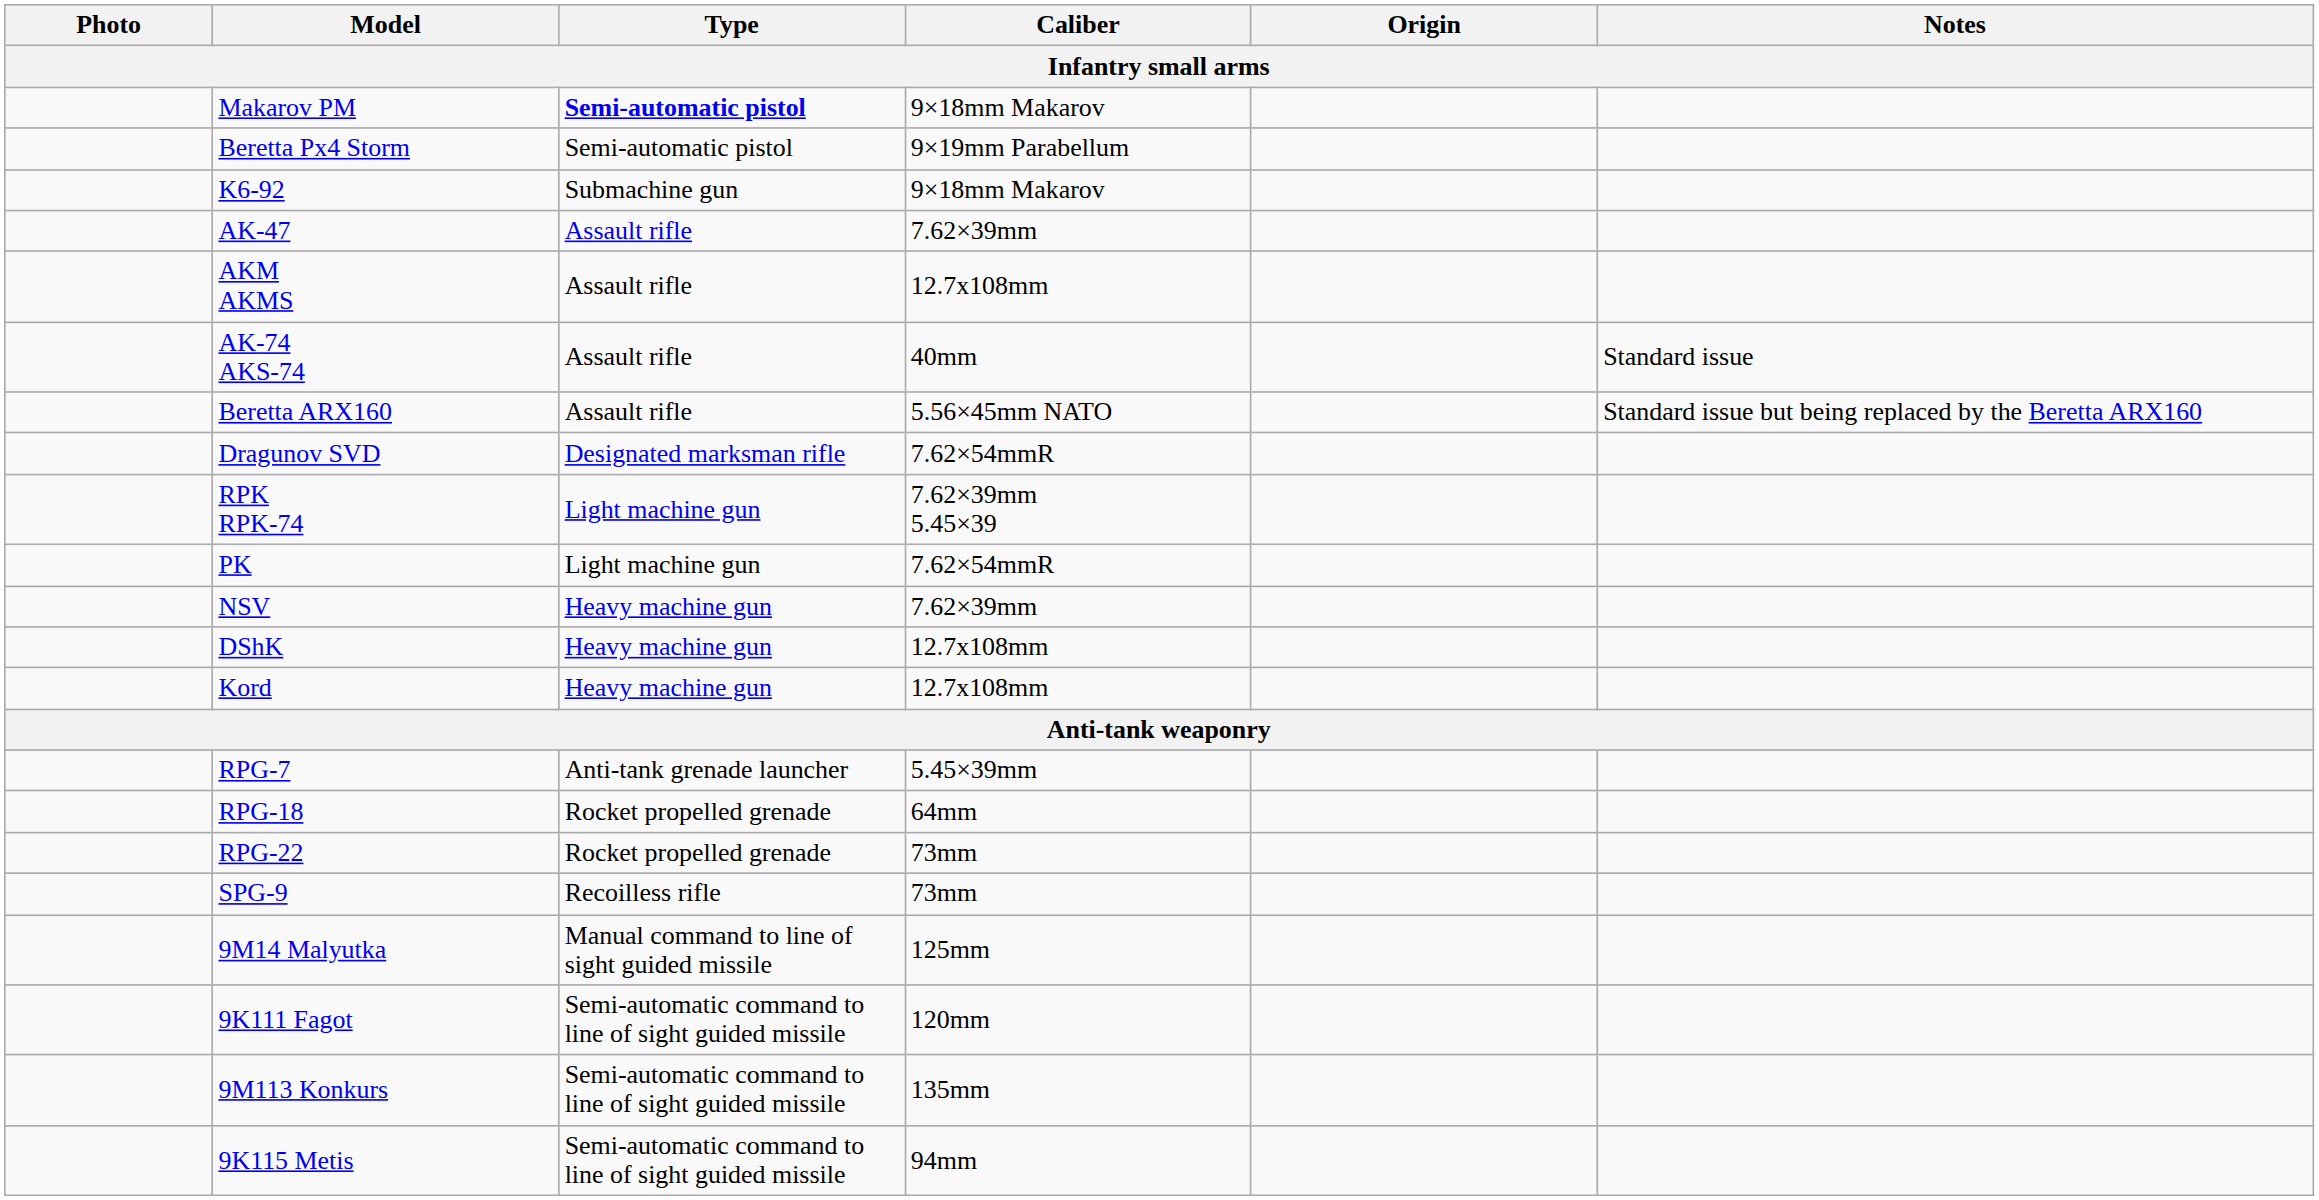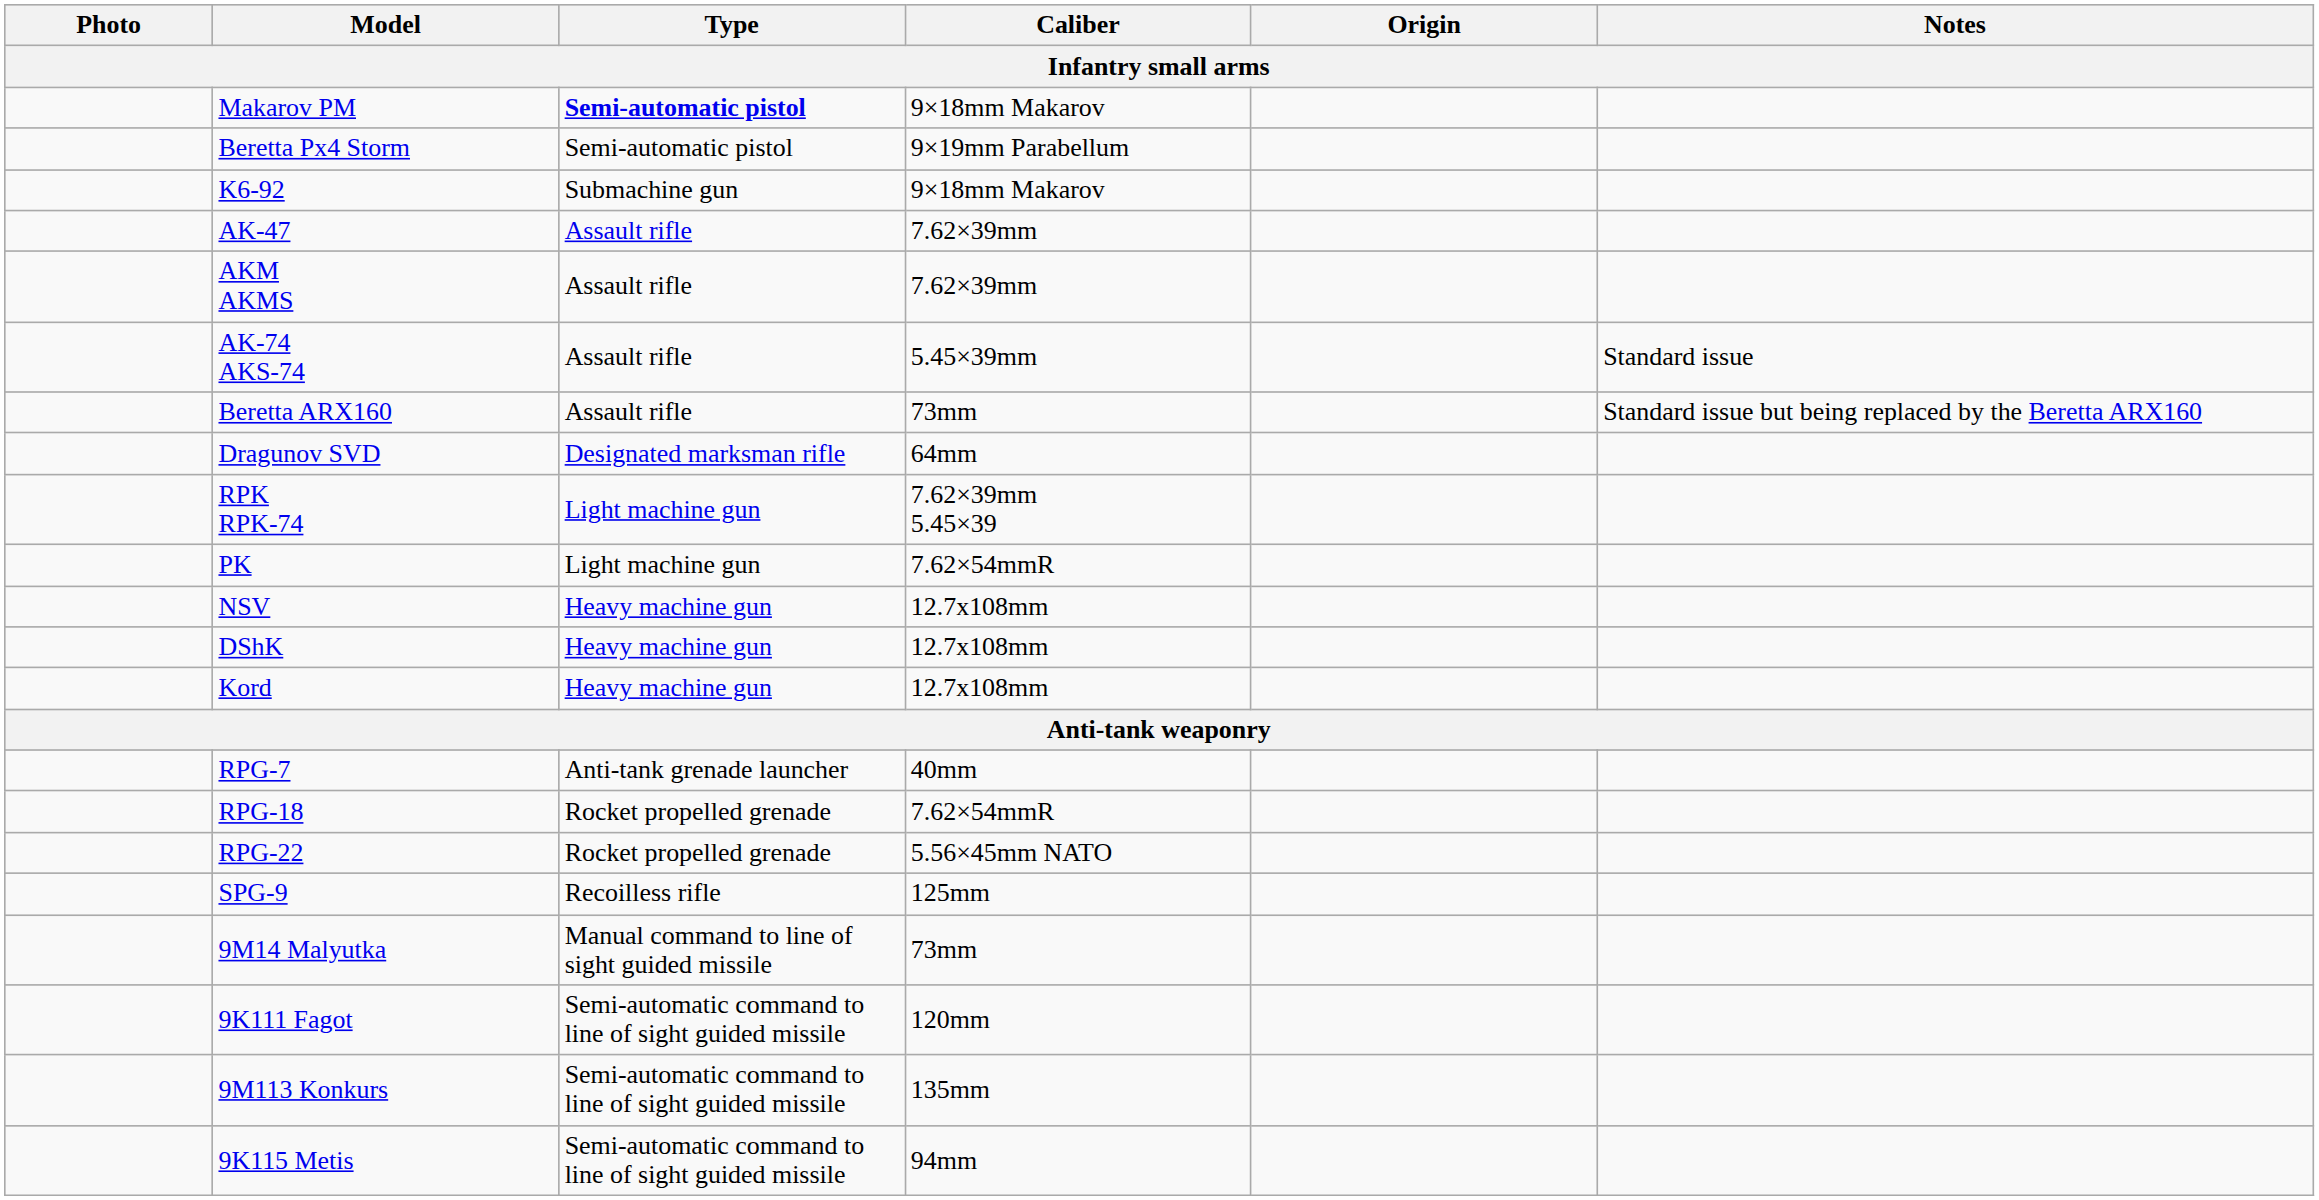(980, 286) 12.7x108mm -> (974, 286) 7.62×39mm
(944, 356) 40mm -> (974, 356) 5.45×39mm
(1012, 412) 5.56×45mm NATO -> (944, 412) 73mm
(983, 453) 7.62×54mmR -> (944, 453) 64mm
(974, 605) 7.62×39mm -> (980, 605) 12.7x108mm
(974, 770) 5.45×39mm -> (944, 770) 40mm
(944, 811) 64mm -> (983, 811) 7.62×54mmR
(944, 852) 73mm -> (1012, 852) 5.56×45mm NATO
(944, 893) 73mm -> (950, 893) 125mm
(950, 949) 125mm -> (944, 949) 73mm
